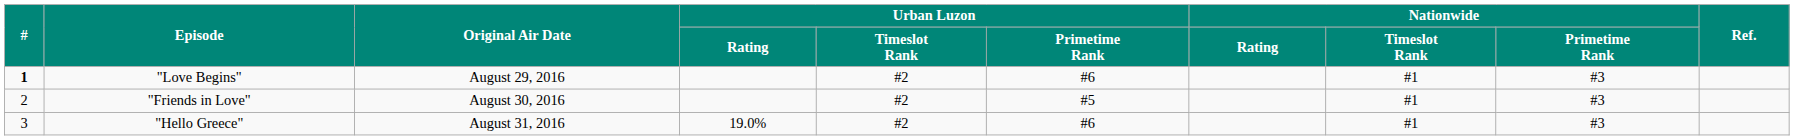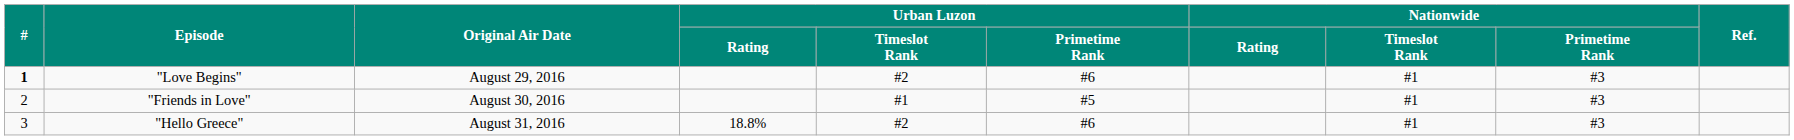(901, 100) #2 -> (901, 100) #1
(748, 123) 19.0% -> (748, 123) 18.8%
